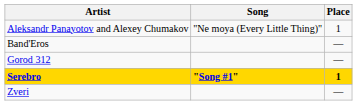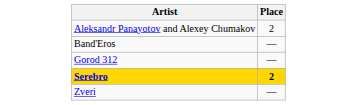- column: (258, 12)
(338, 28) 1 -> (271, 28) 2
(338, 76) 1 -> (271, 76) 2
